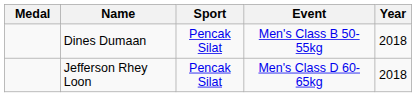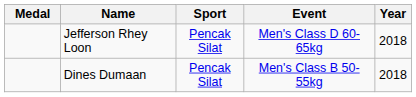rows swapped: (106, 75) <-> (105, 41)
